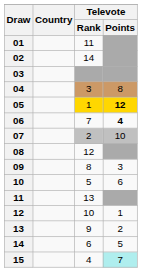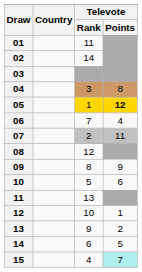(120, 120) bold -> (120, 120) normal
(120, 136) 10 -> (120, 136) 11
(120, 167) 3 -> (120, 167) 9
